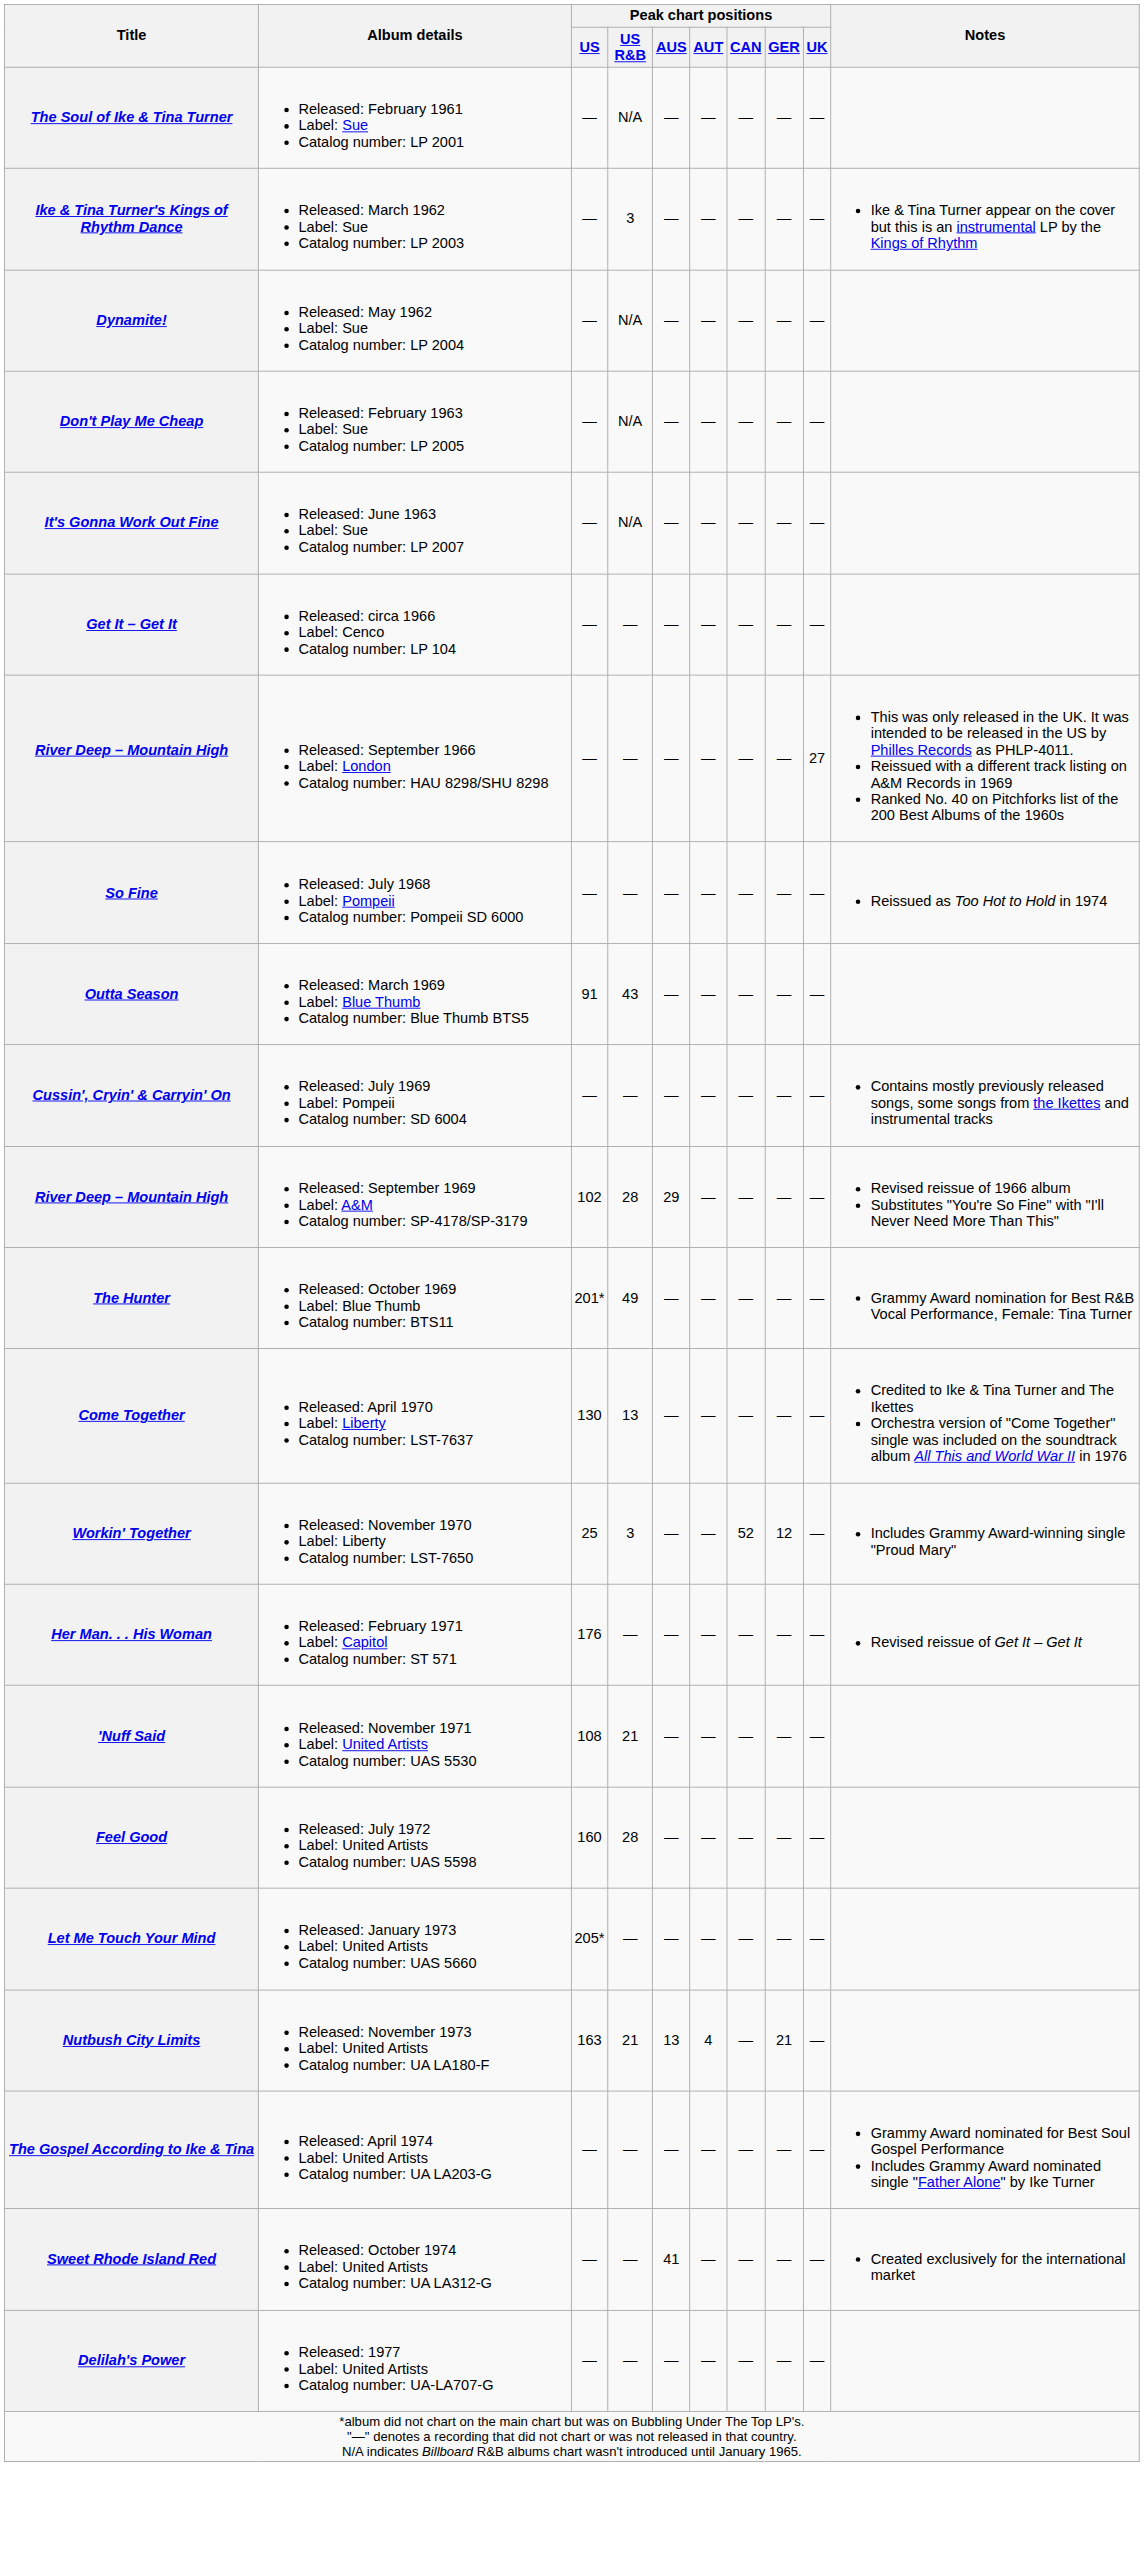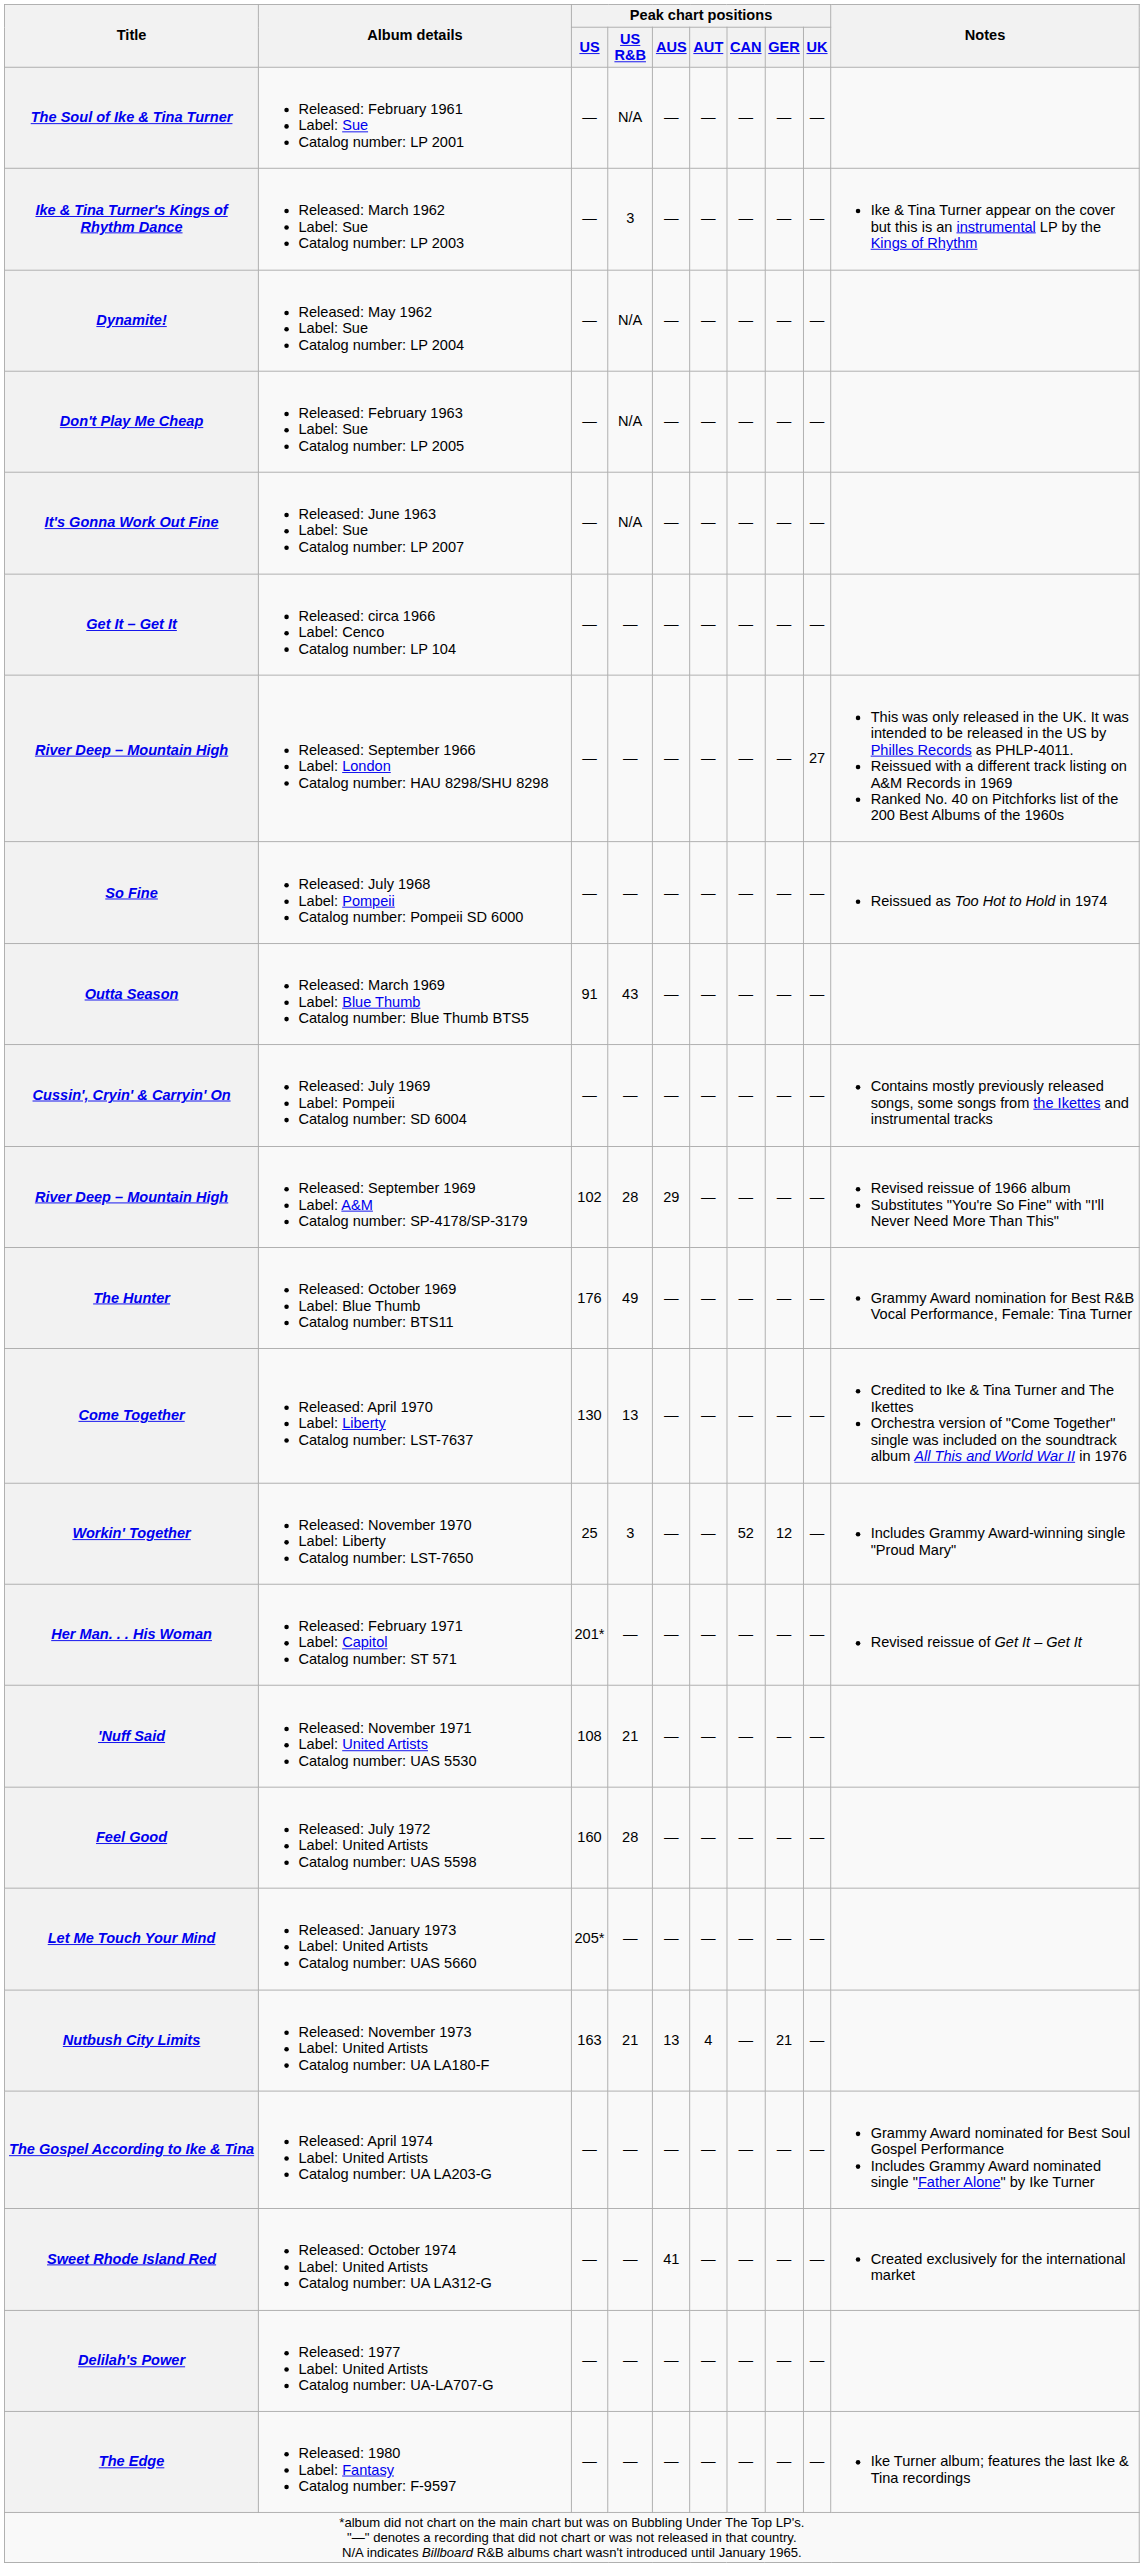(589, 1298) 201* -> (589, 1298) 176
(589, 1634) 176 -> (589, 1634) 201*
+ row: (132, 2462)
